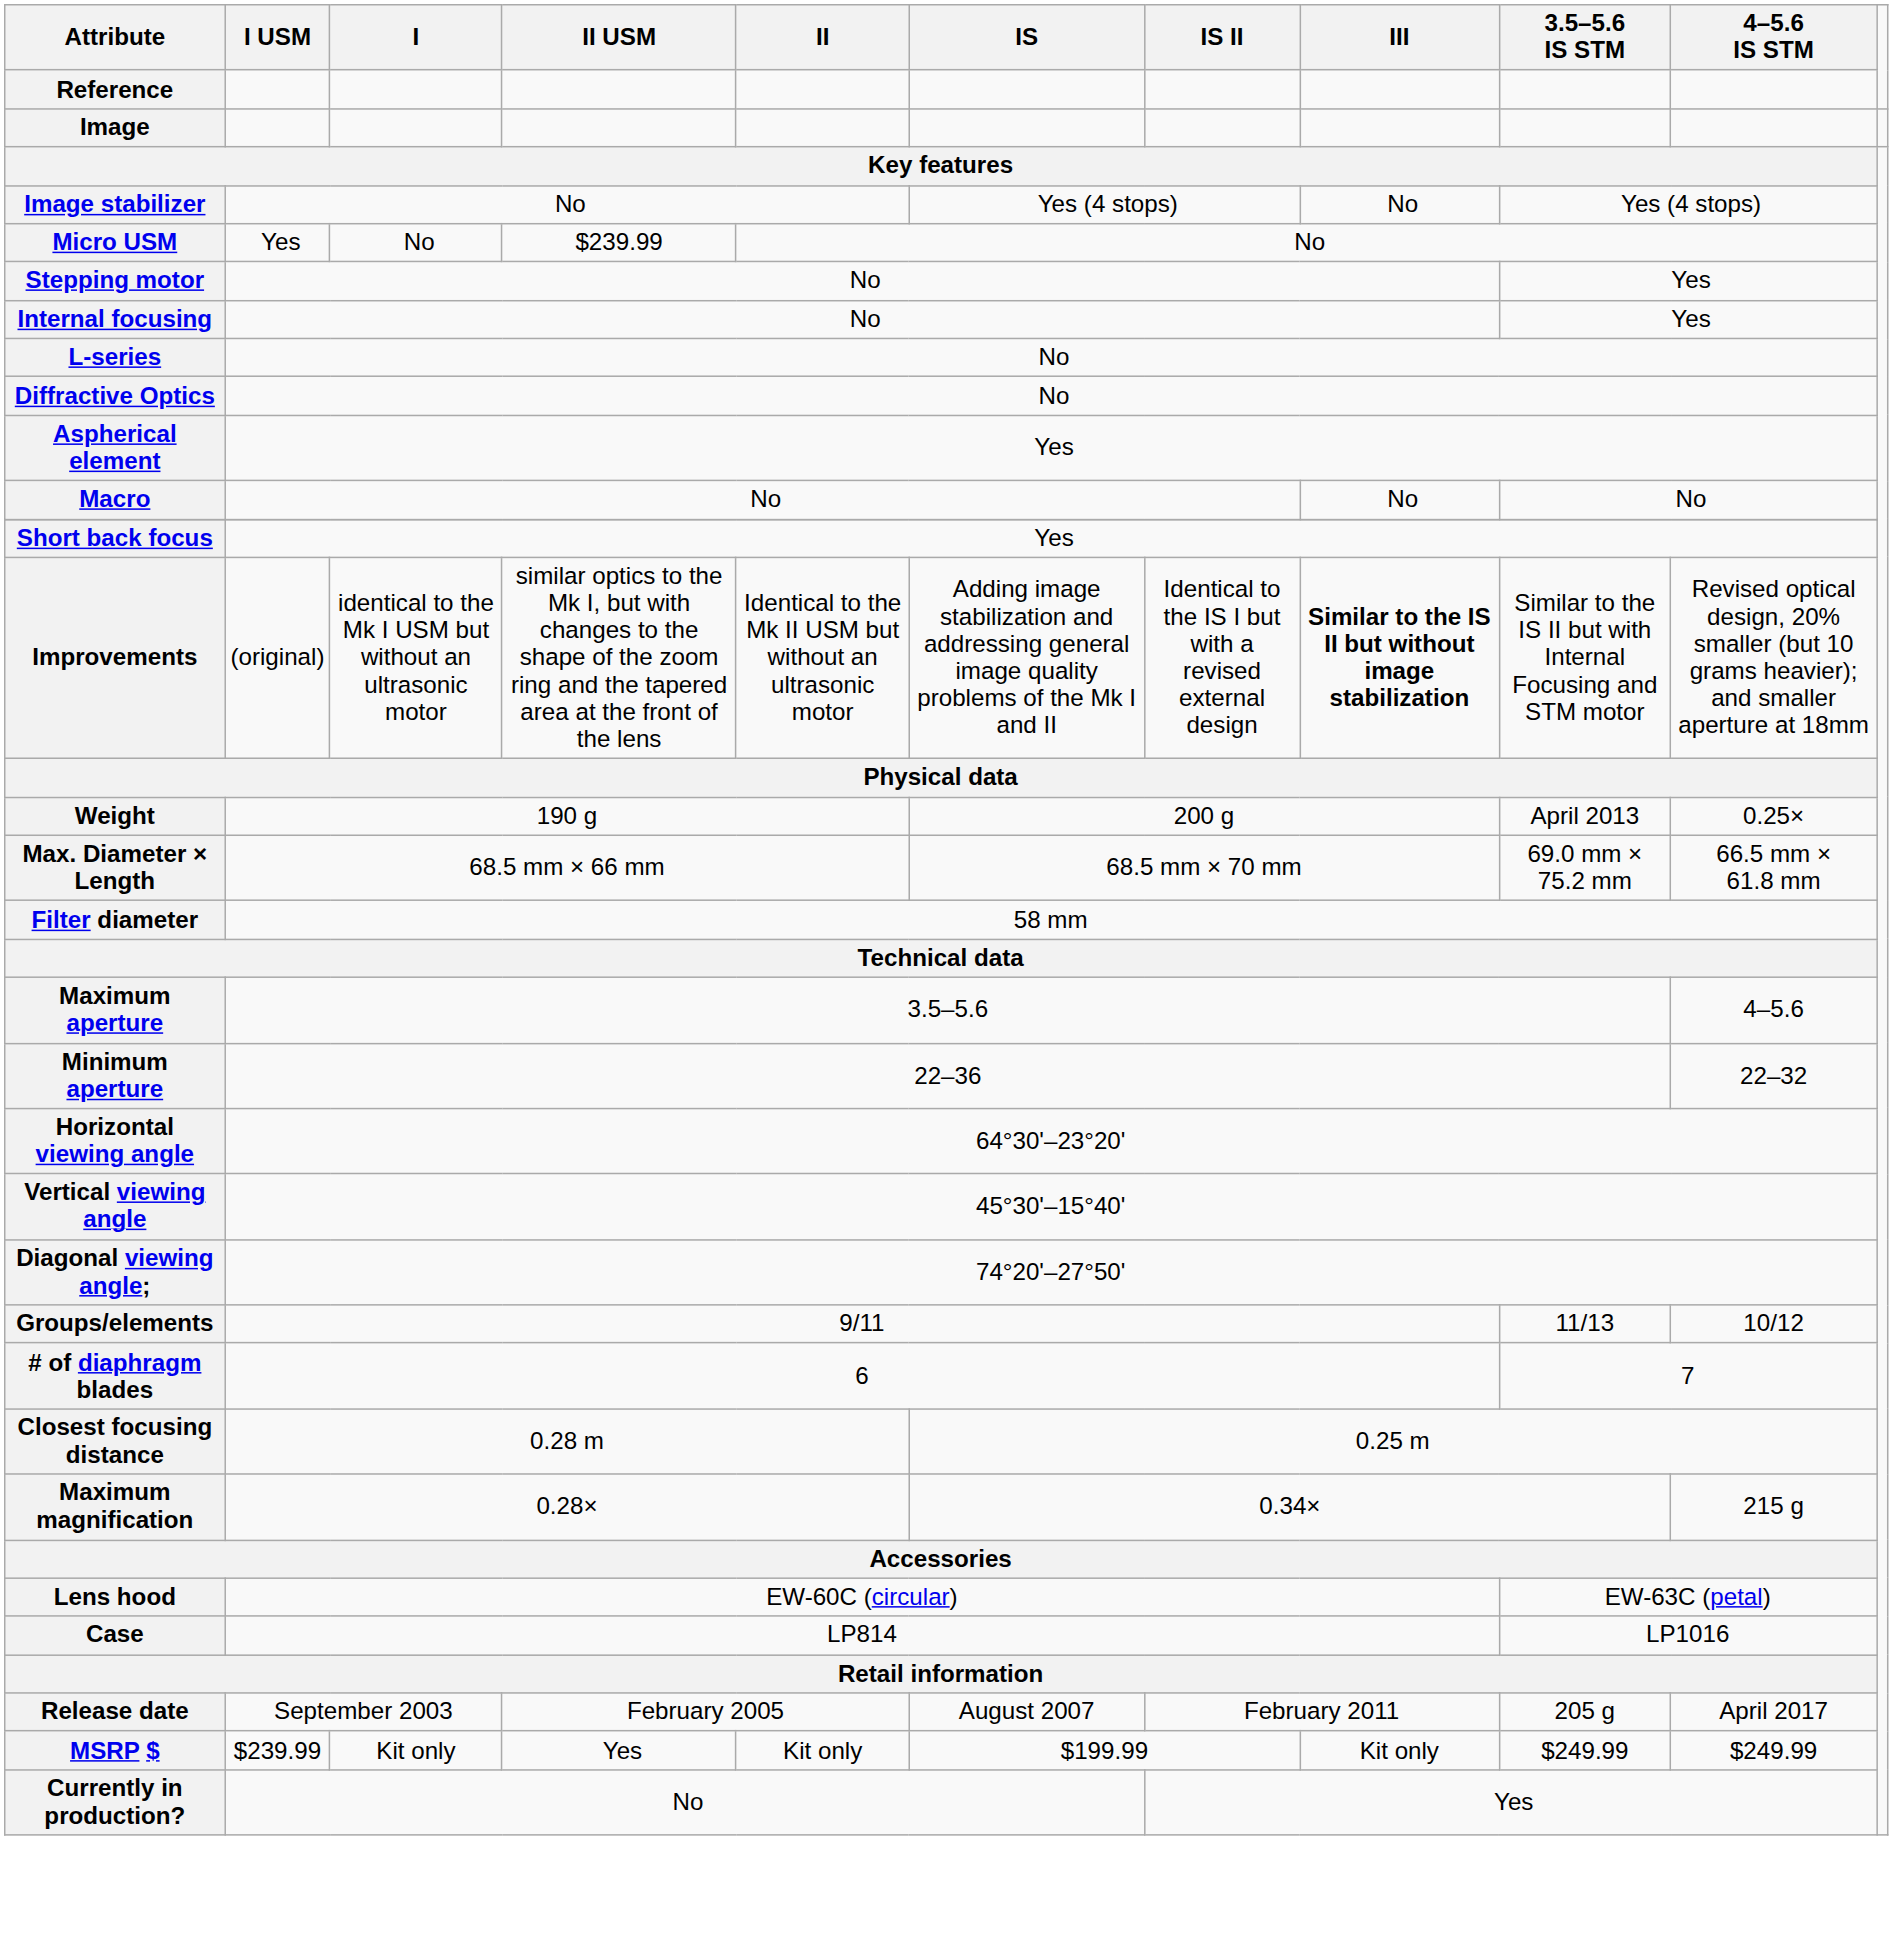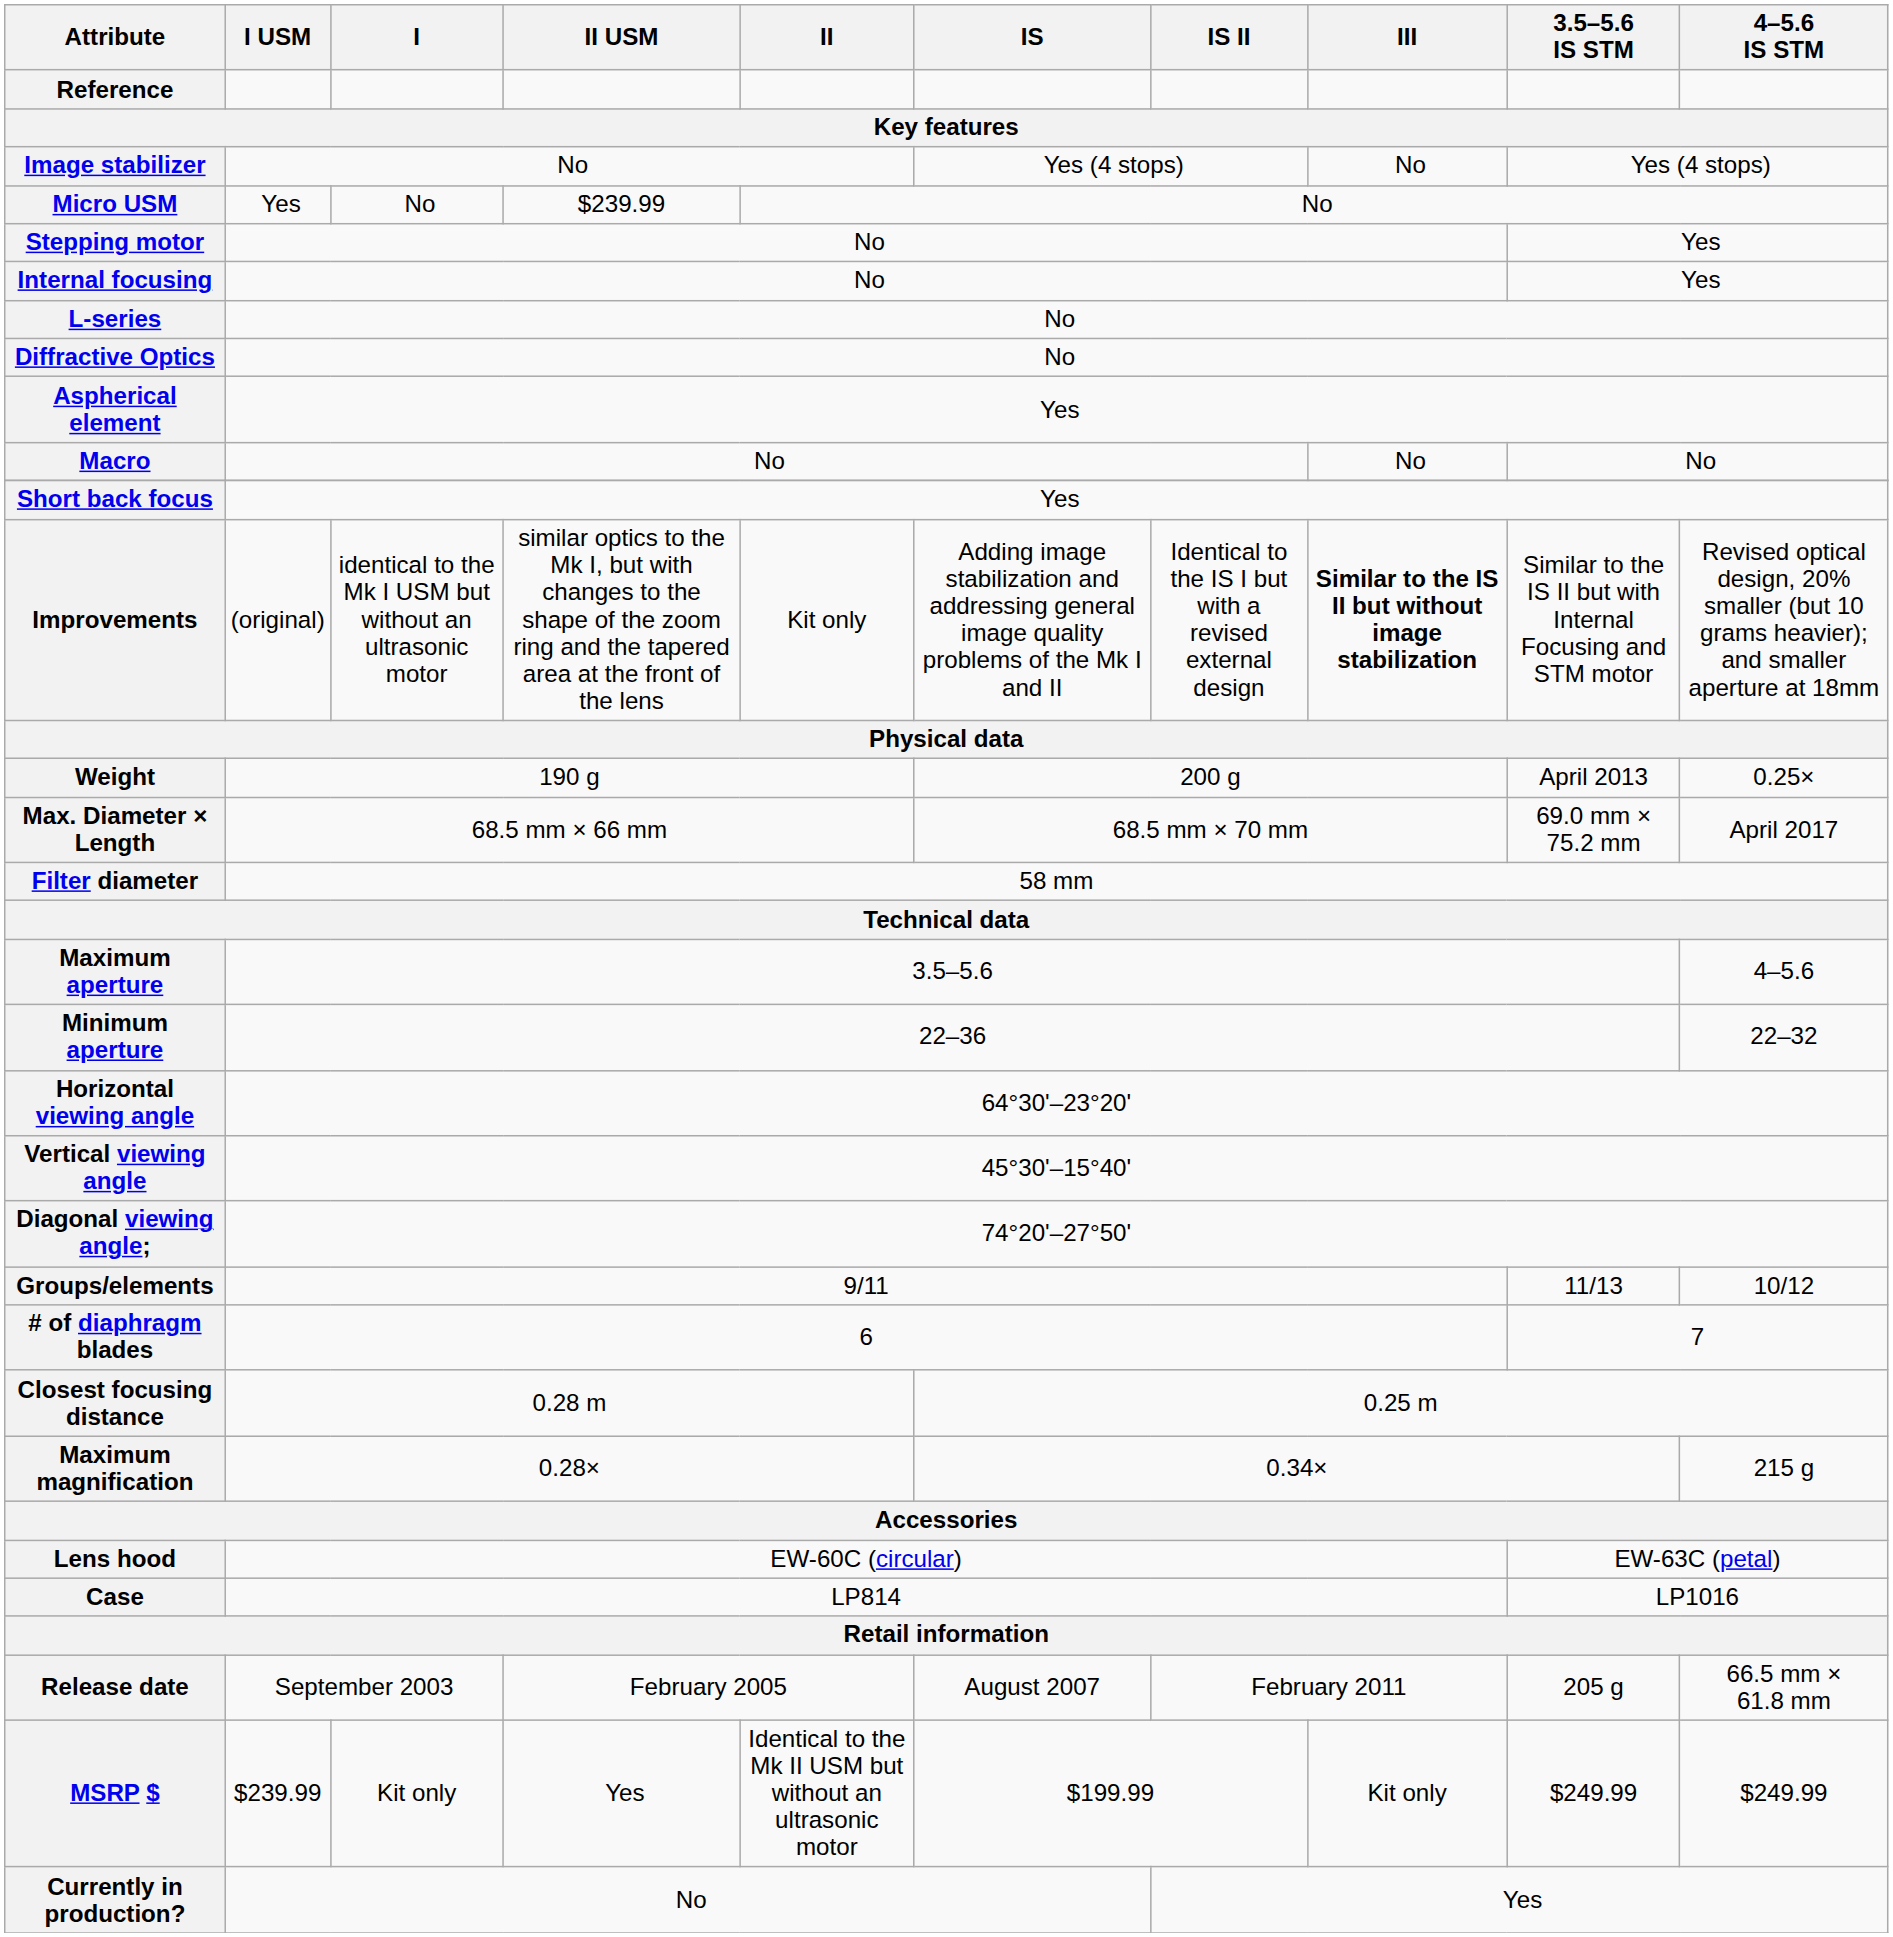- row: (115, 127)
(823, 657) Identical to the Mk II USM but without an ultrasonic motor -> (827, 619) Kit only
(1774, 867) 66.5 mm × 61.8 mm -> (1784, 829) April 2017
(1774, 1711) April 2017 -> (1784, 1687) 66.5 mm × 61.8 mm
(823, 1750) Kit only -> (827, 1793) Identical to the Mk II USM but without an ultrasonic motor
